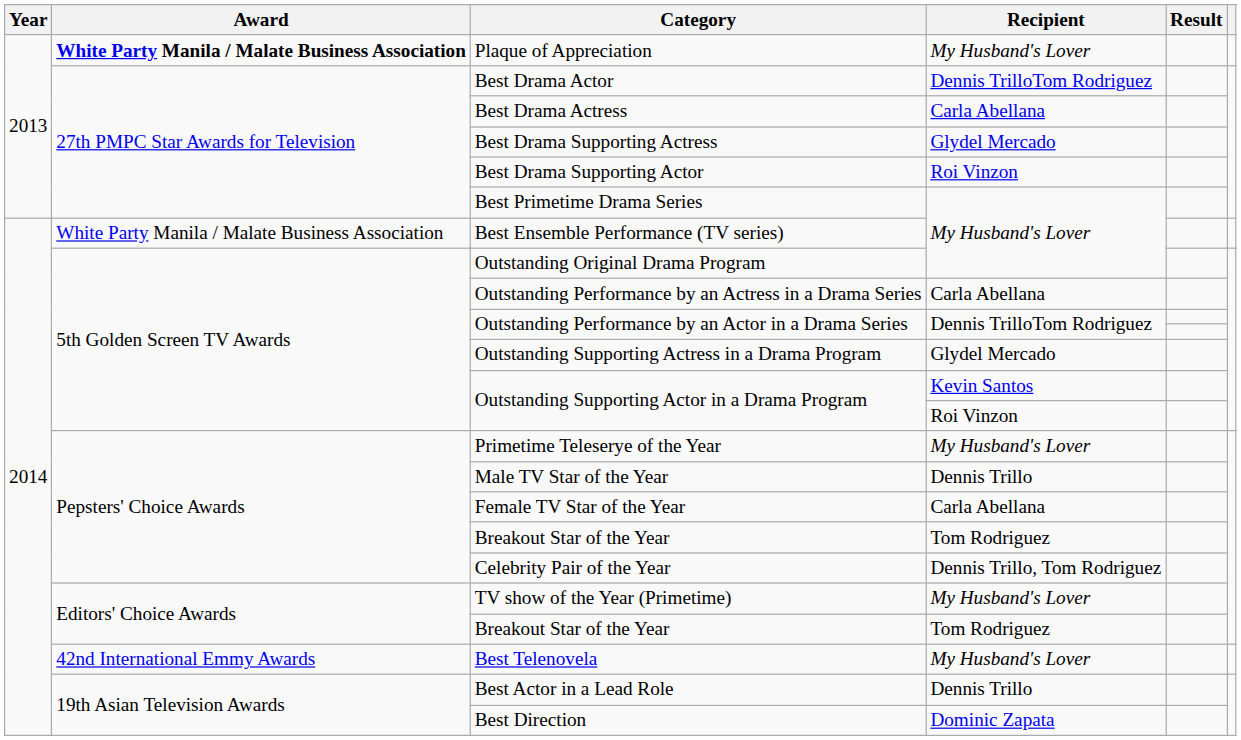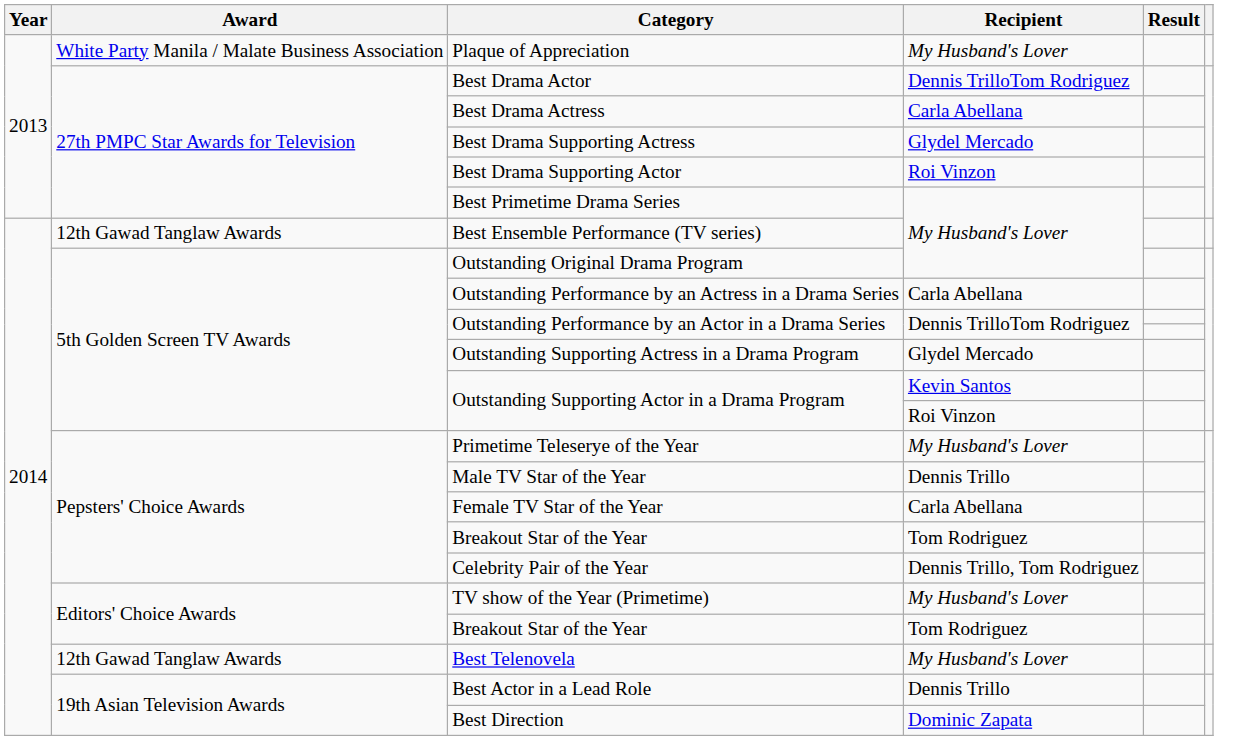(261, 50) bold -> (250, 50) normal
(250, 232) White Party Manila / Malate Business Association -> (169, 232) 12th Gawad Tanglaw Awards
(186, 659) 42nd International Emmy Awards -> (169, 659) 12th Gawad Tanglaw Awards
